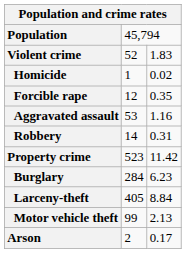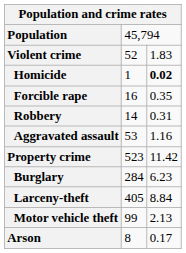(161, 75) normal -> (161, 75) bold
(131, 95) 12 -> (131, 95) 16
rows swapped: (34, 136) <-> (63, 116)
(128, 237) 2 -> (128, 237) 8
